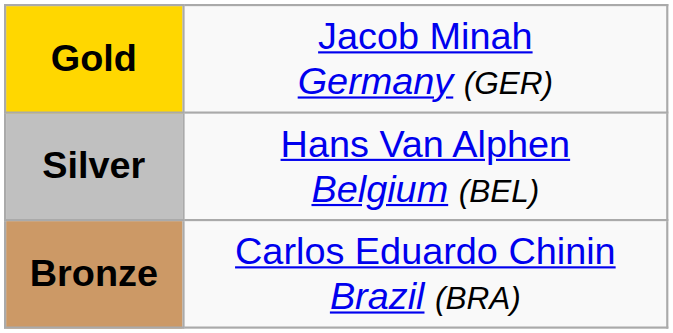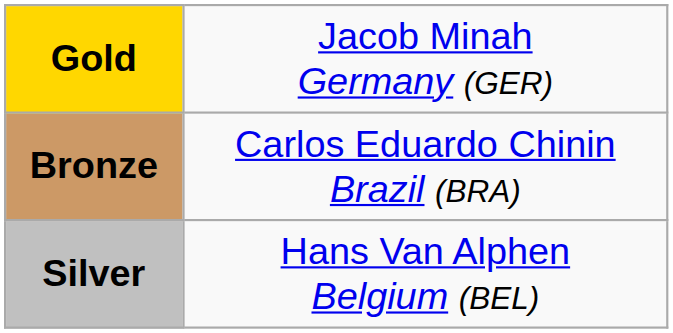rows swapped: (94, 165) <-> (94, 273)
